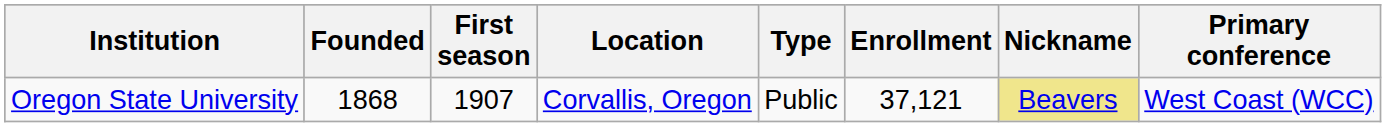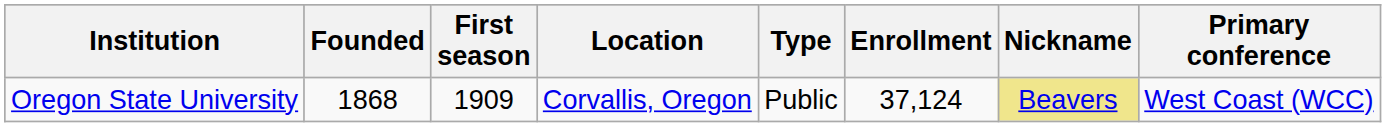(484, 99) 1907 -> (484, 99) 1909
(921, 99) 37,121 -> (921, 99) 37,124
